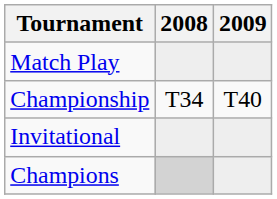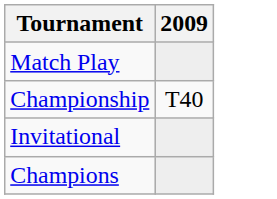- column: (184, 23)
